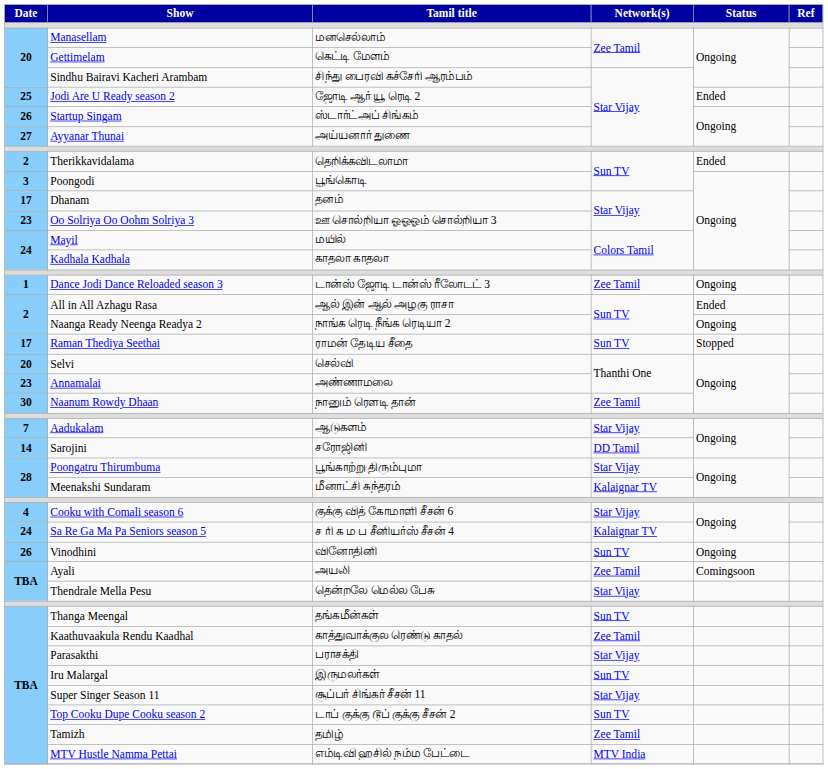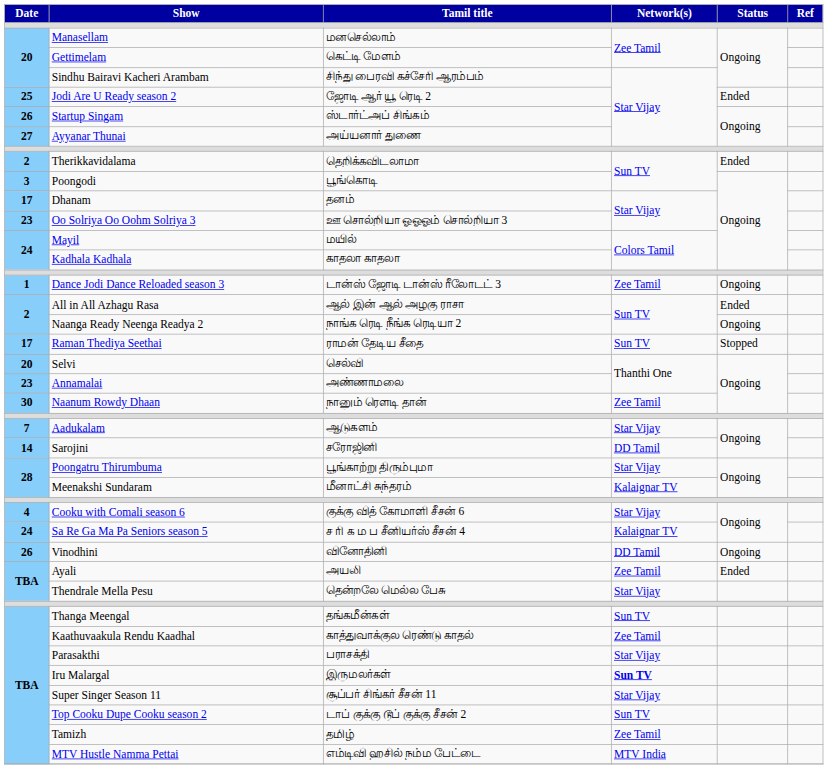(611, 551) Sun TV -> (637, 551) DD Tamil
(725, 571) Comingsoon -> (735, 571) Ended
(611, 675) normal -> (633, 675) bold
